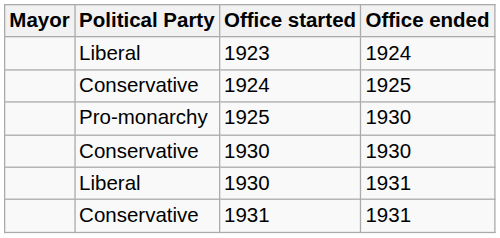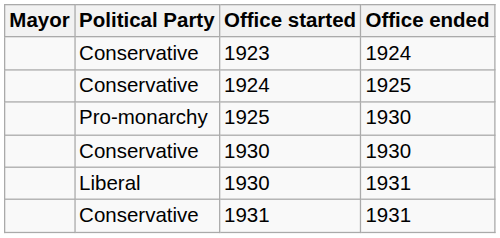(110, 53) Liberal -> (139, 53) Conservative
